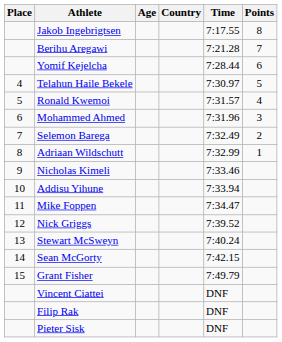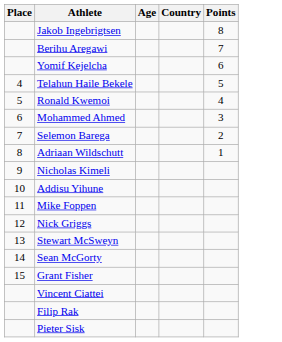- column: (223, 13)
